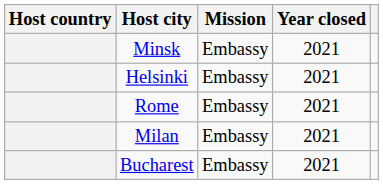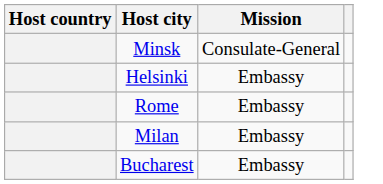- column: (322, 19)
(235, 48) Embassy -> (271, 48) Consulate-General
